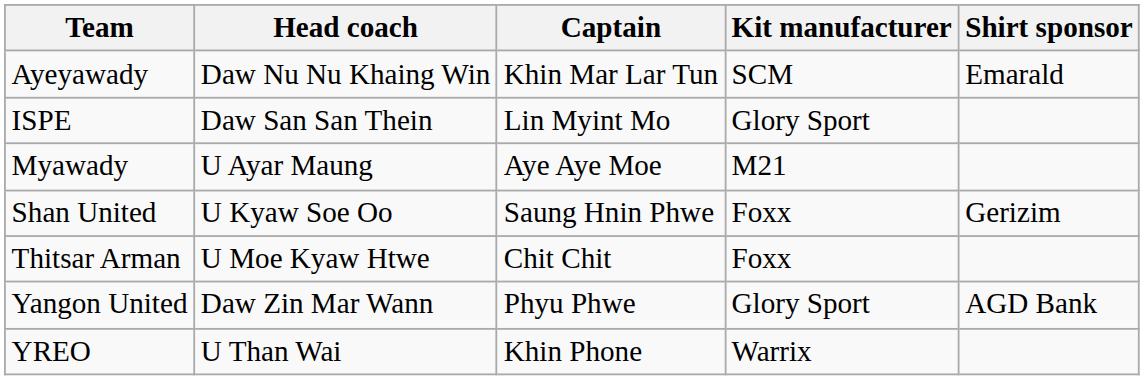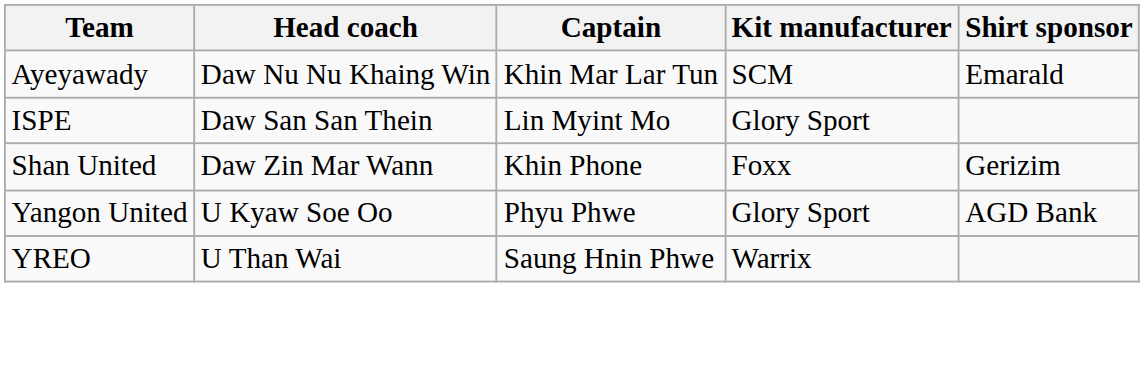- row: (70, 166)
(297, 212) U Kyaw Soe Oo -> (317, 166) Daw Zin Mar Wann
(609, 212) Saung Hnin Phwe -> (573, 166) Khin Phone
- row: (96, 258)
(317, 304) Daw Zin Mar Wann -> (297, 212) U Kyaw Soe Oo
(573, 350) Khin Phone -> (609, 258) Saung Hnin Phwe
